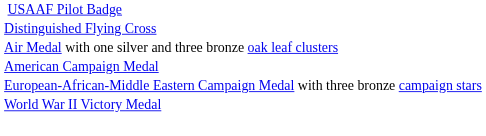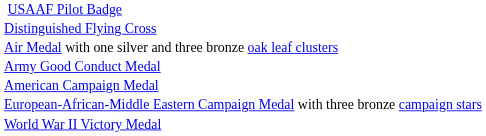+ row: (82, 66)
